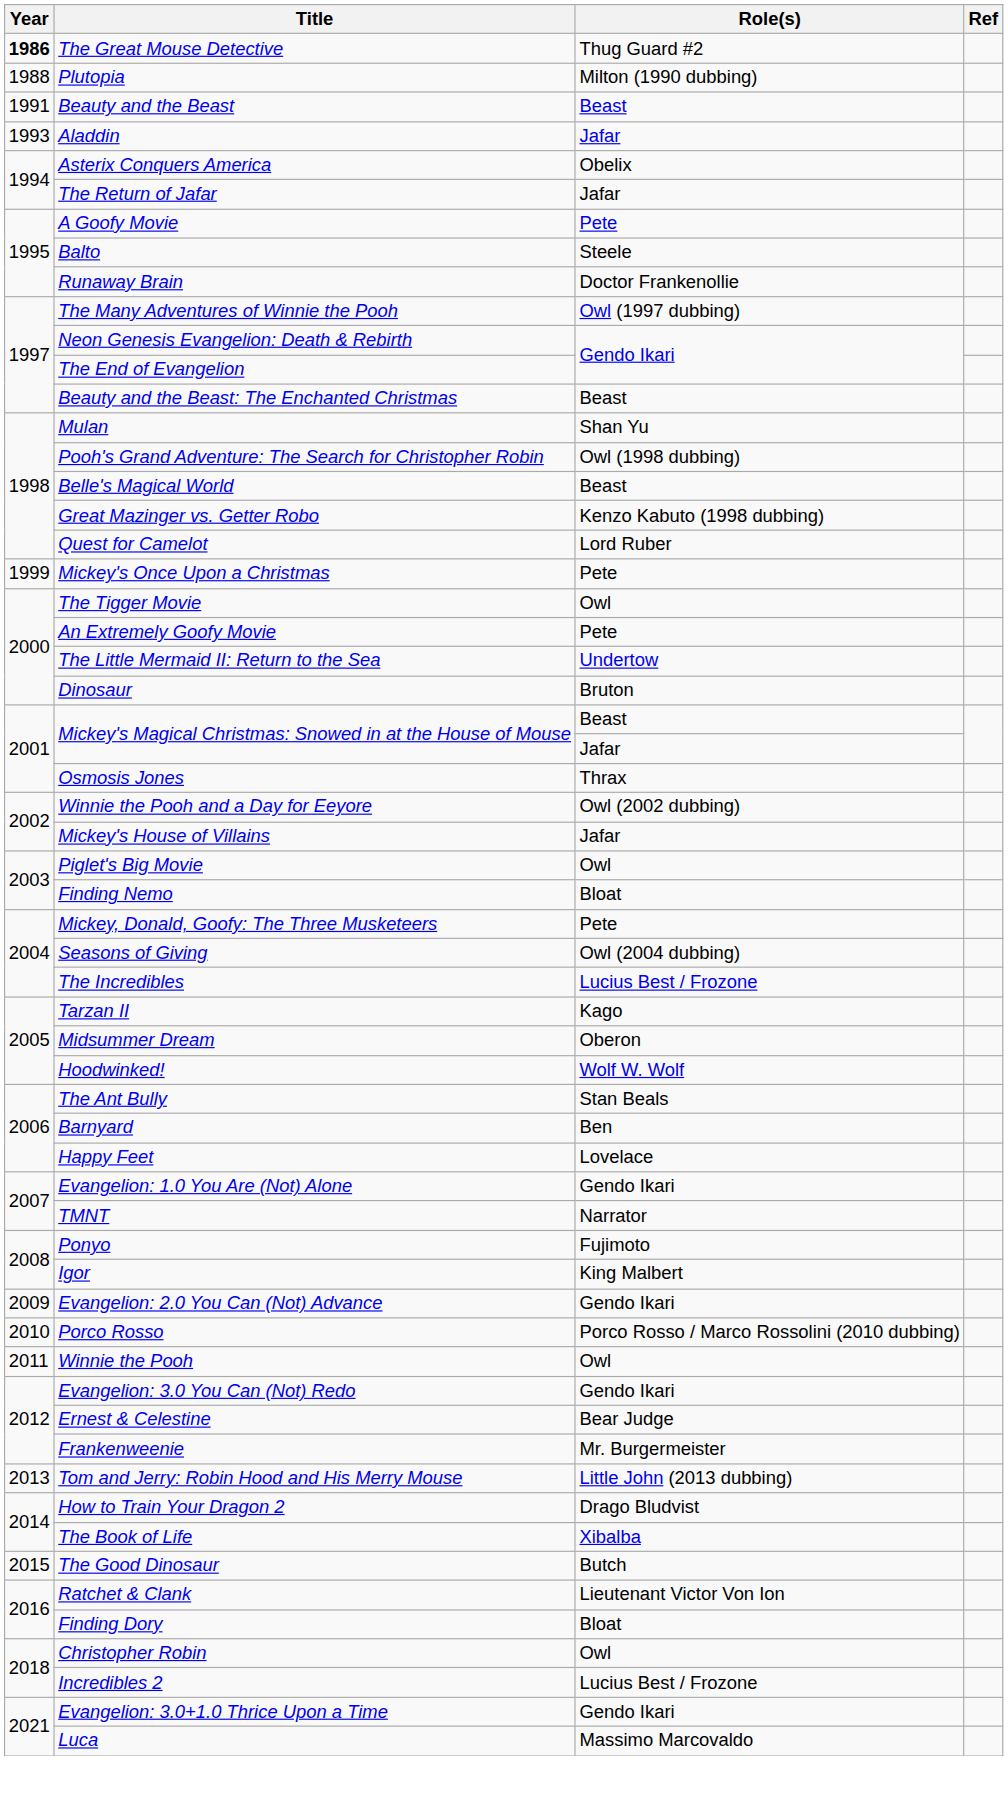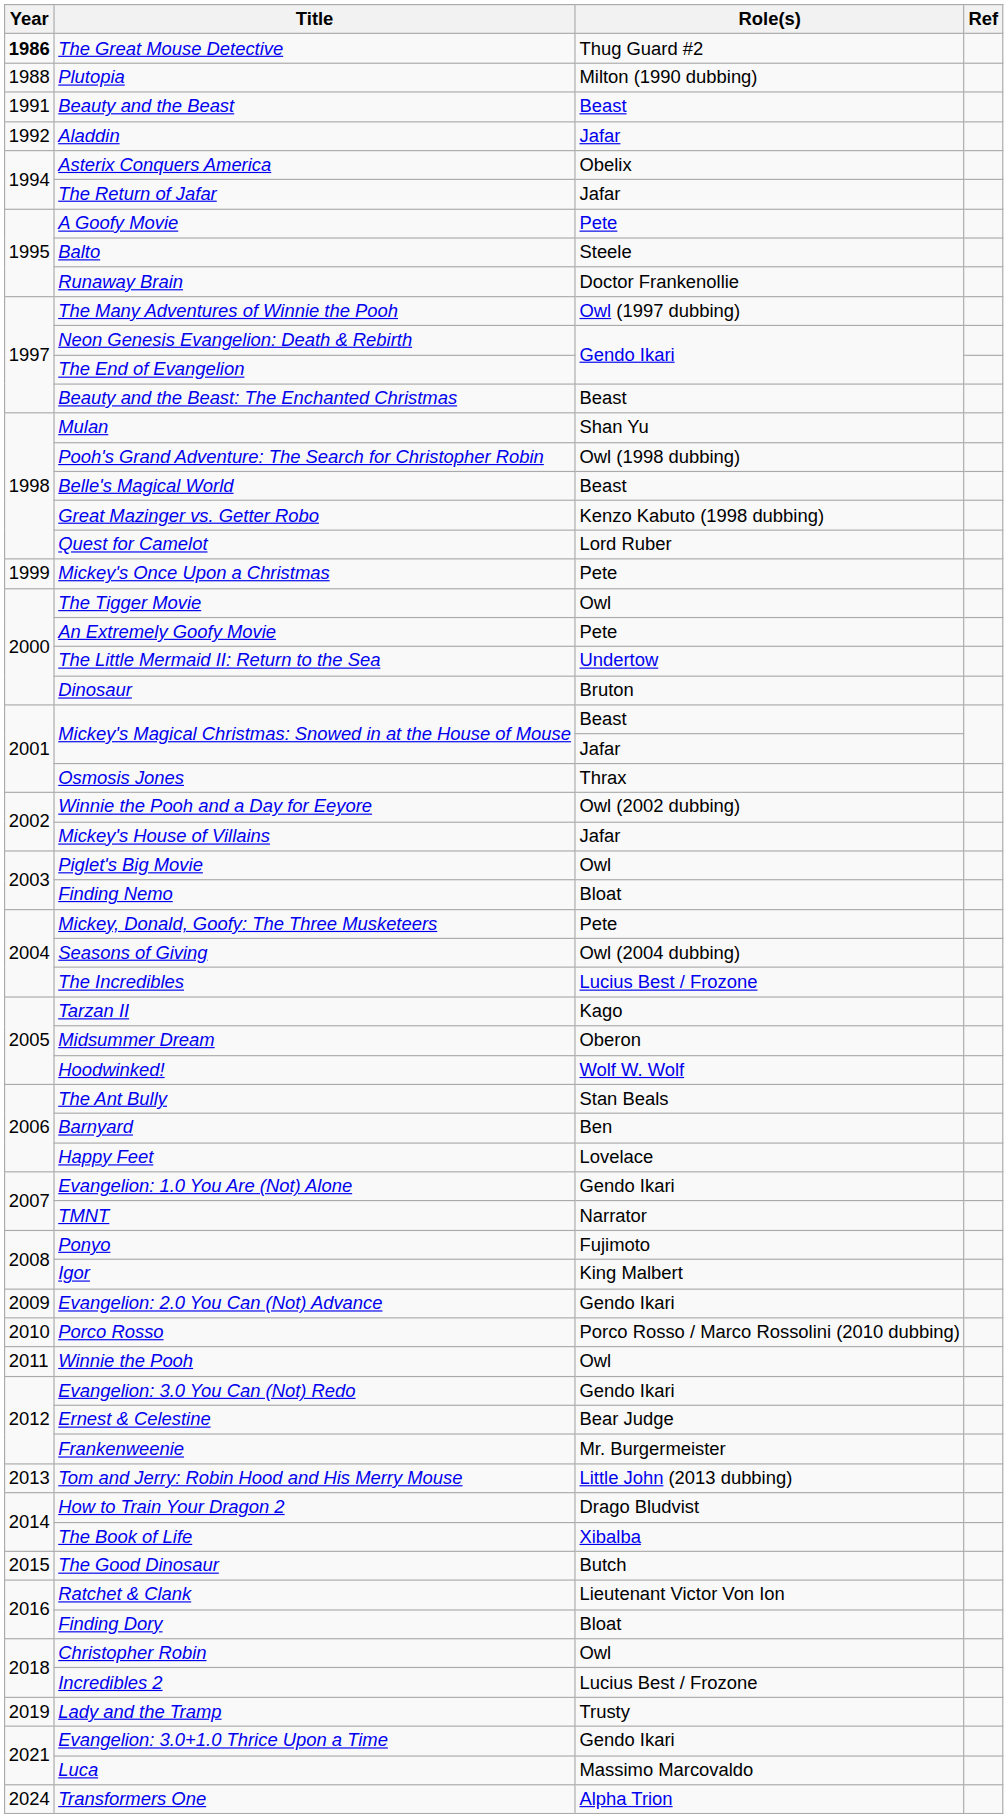(29, 135) 1993 -> (29, 135) 1992
+ row: (140, 1711)
+ row: (132, 1799)
